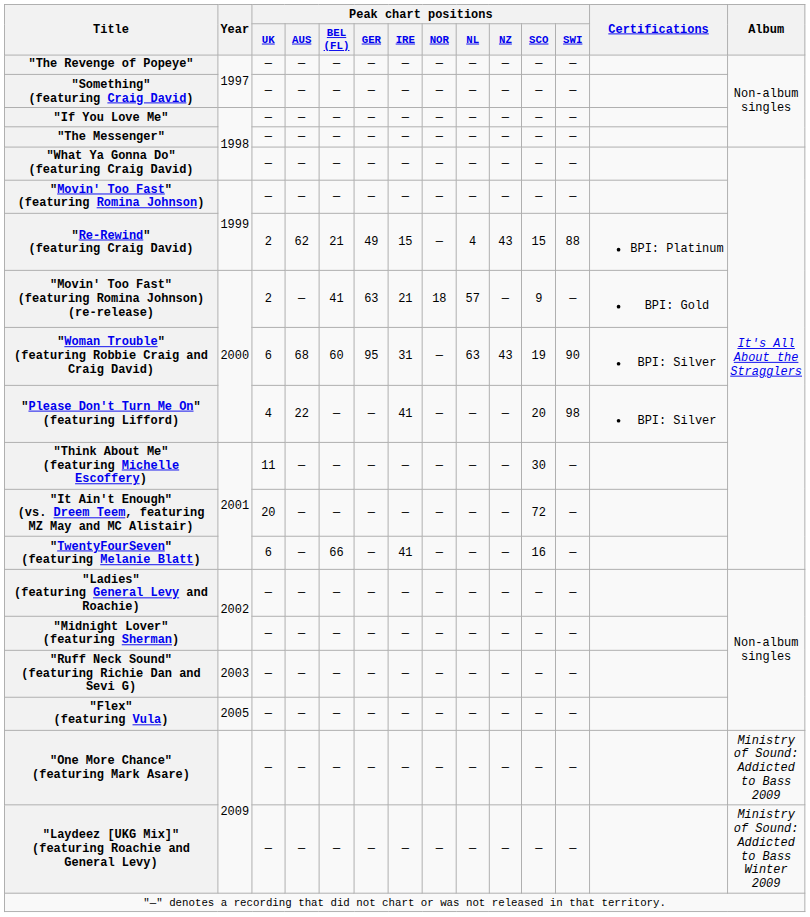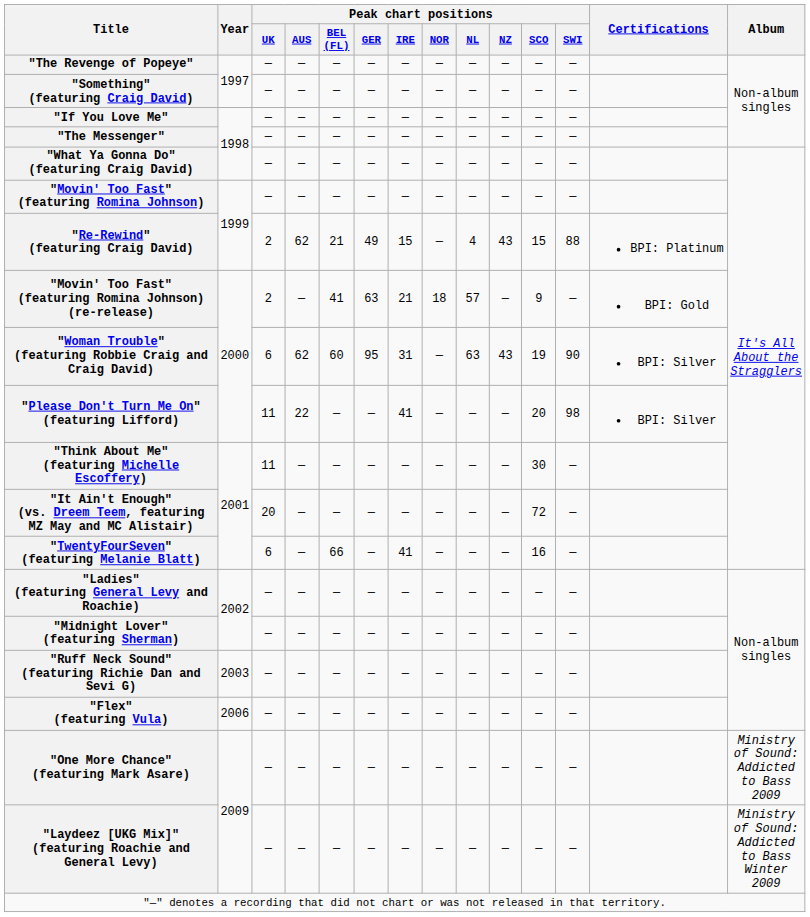(302, 356) 68 -> (302, 356) 62
(268, 414) 4 -> (268, 414) 11
(235, 714) 2005 -> (235, 714) 2006
